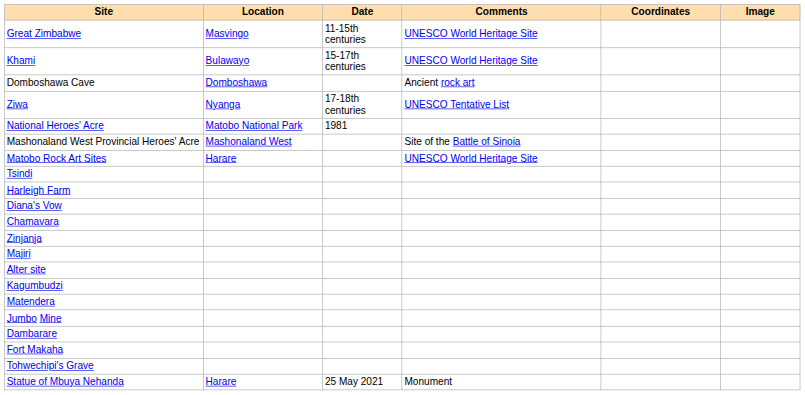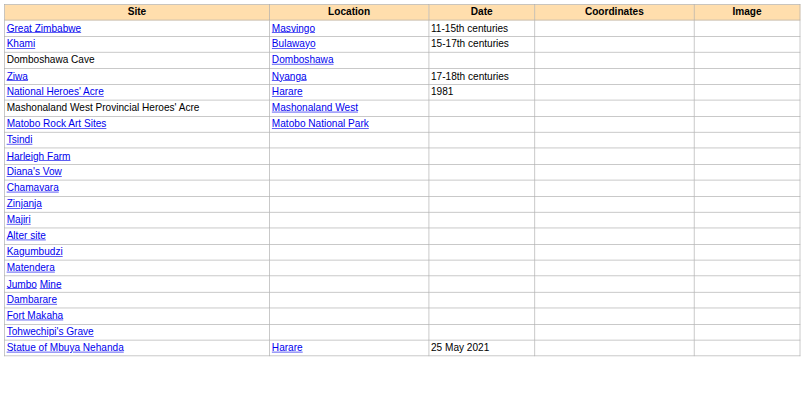- column: (502, 12)
(254, 126) Matobo National Park -> (287, 92) Harare
(221, 158) Harare -> (320, 124) Matobo National Park
